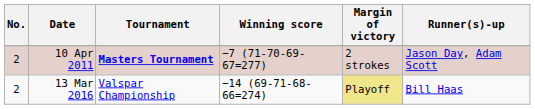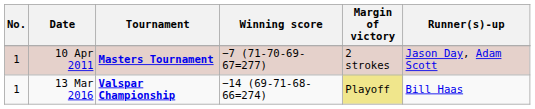(17, 61) 2 -> (17, 61) 1
(17, 90) 2 -> (17, 90) 1
(137, 90) normal -> (137, 90) bold
